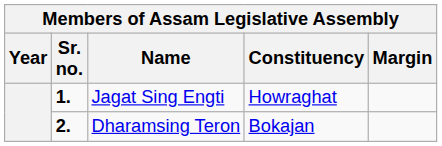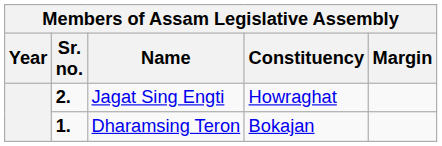(63, 97) 1. -> (63, 97) 2.
(63, 126) 2. -> (63, 126) 1.
